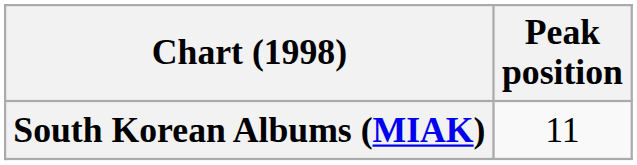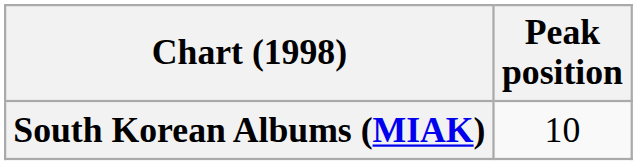(562, 129) 11 -> (562, 129) 10
